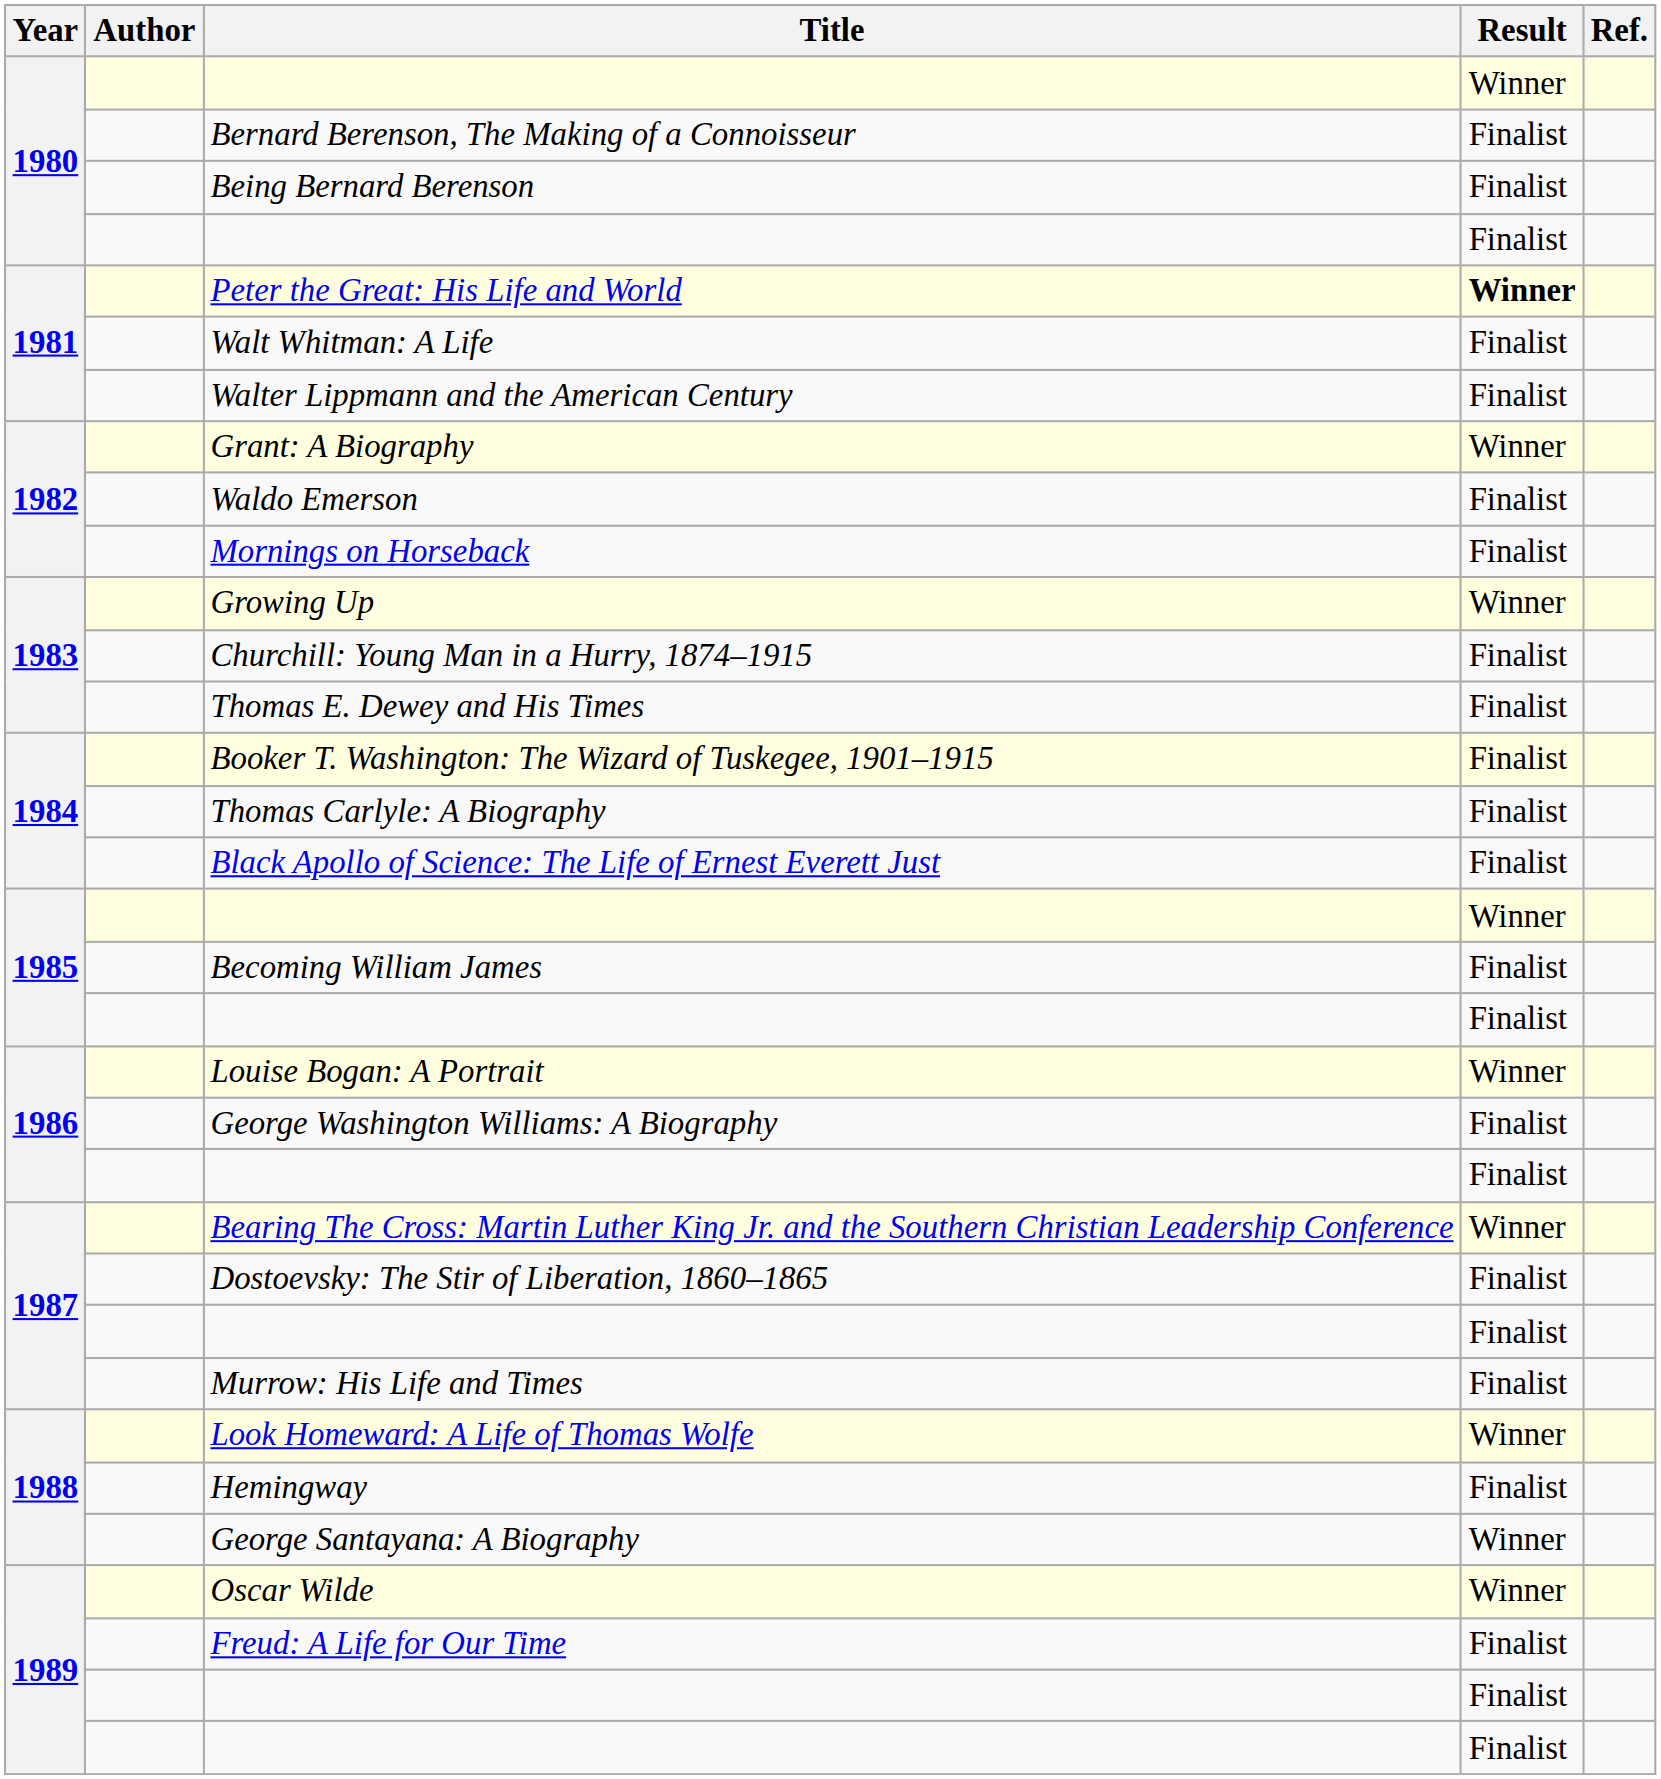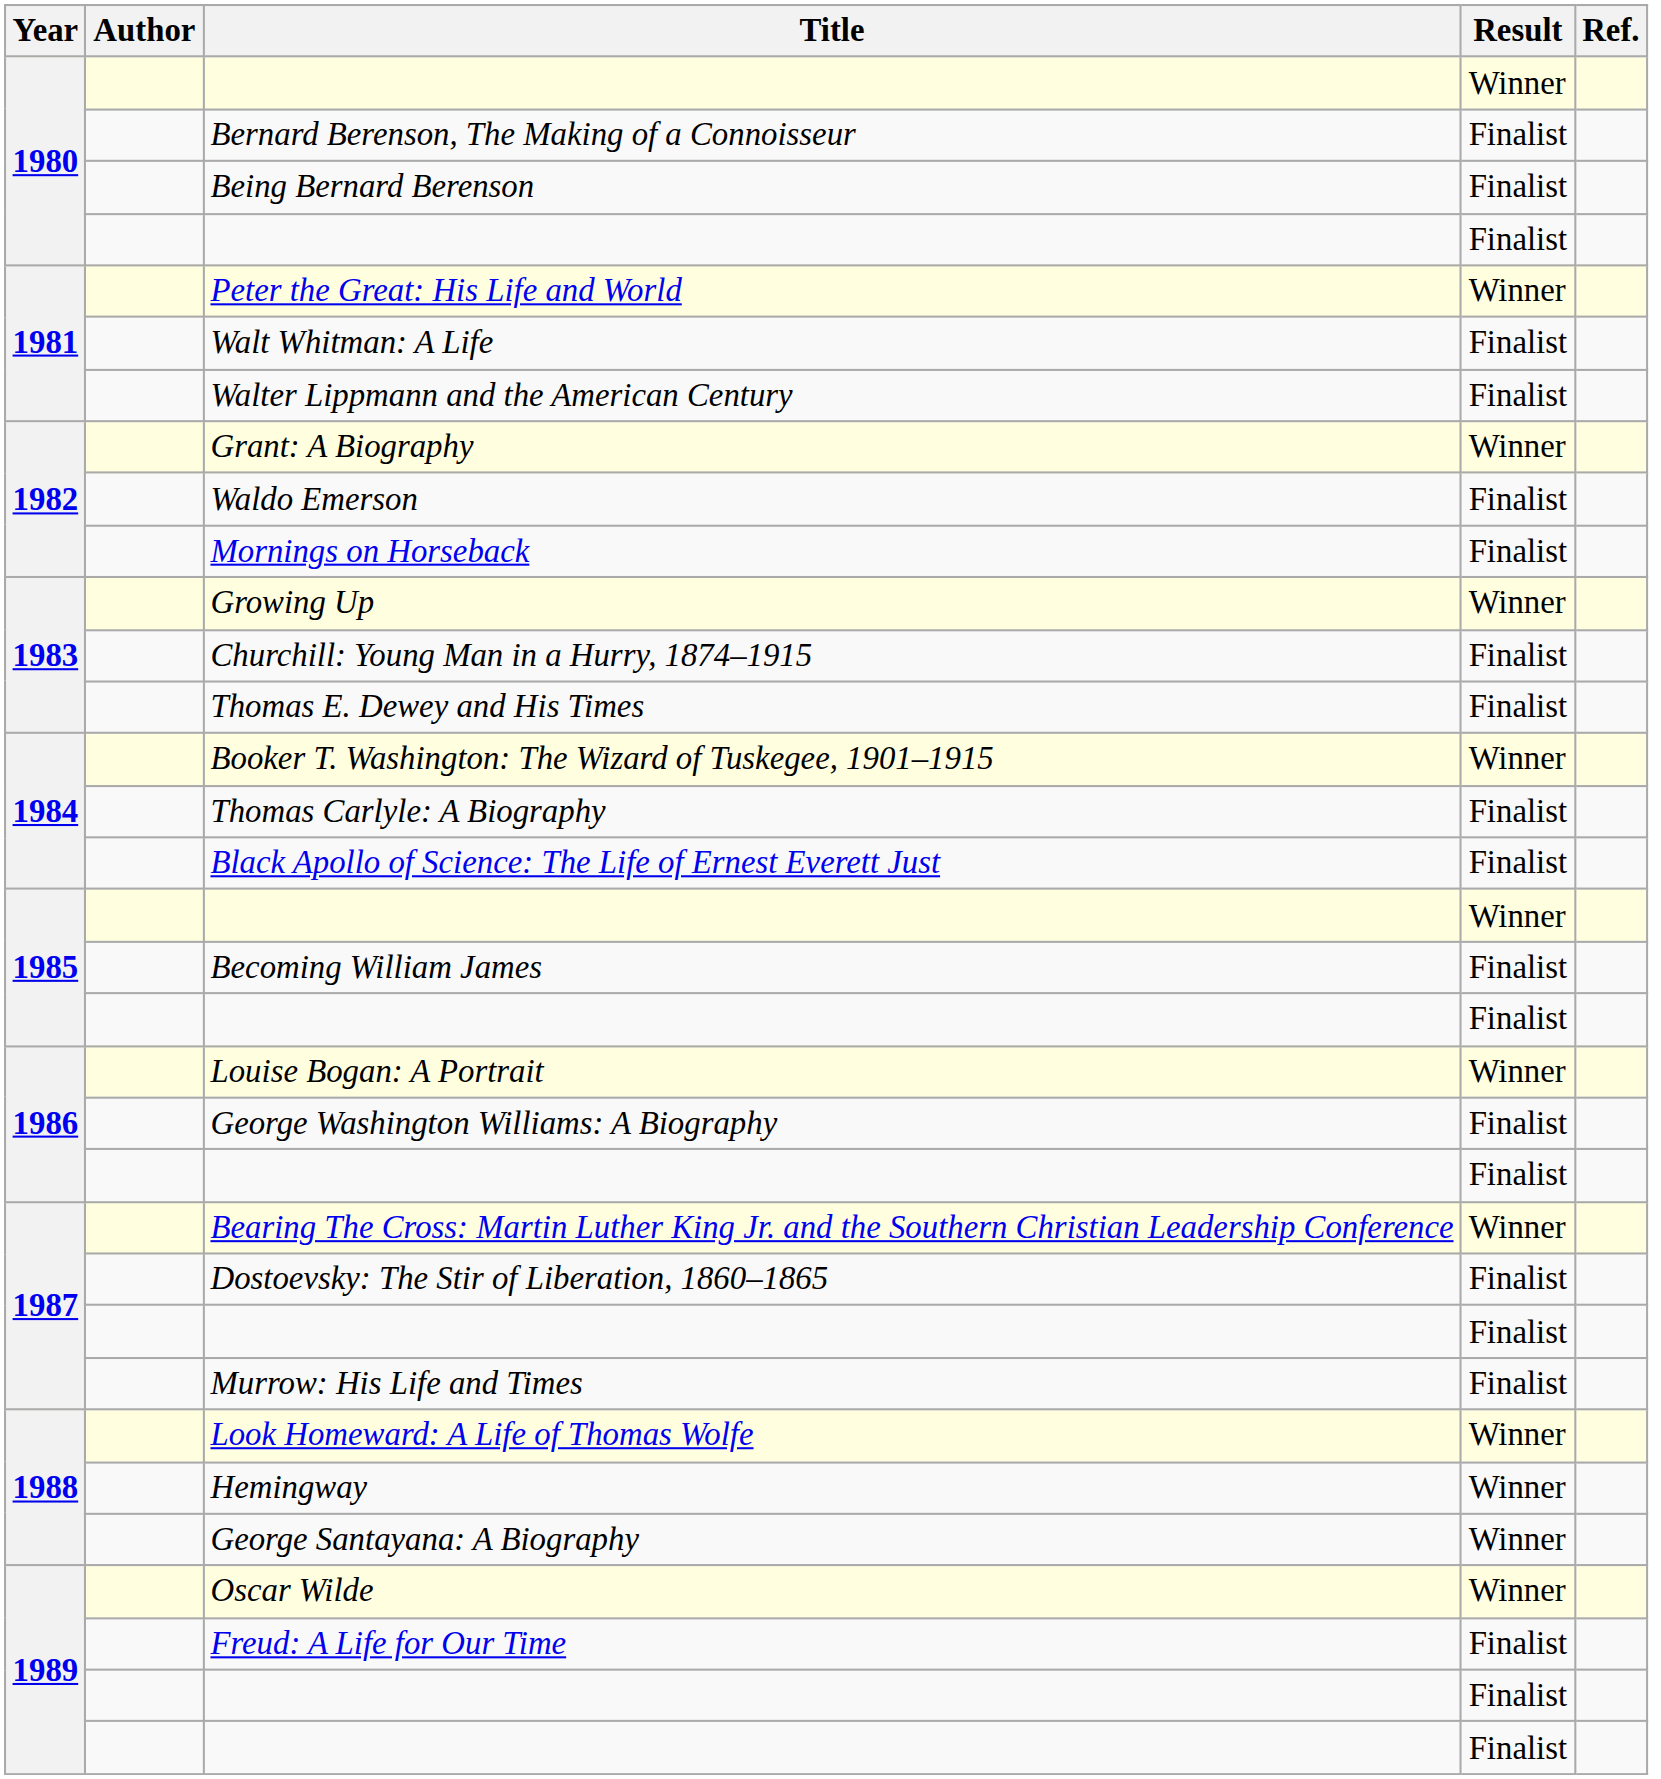(1522, 290) bold -> (1517, 290) normal
(1518, 758) Finalist -> (1517, 758) Winner
(1518, 1487) Finalist -> (1517, 1487) Winner
